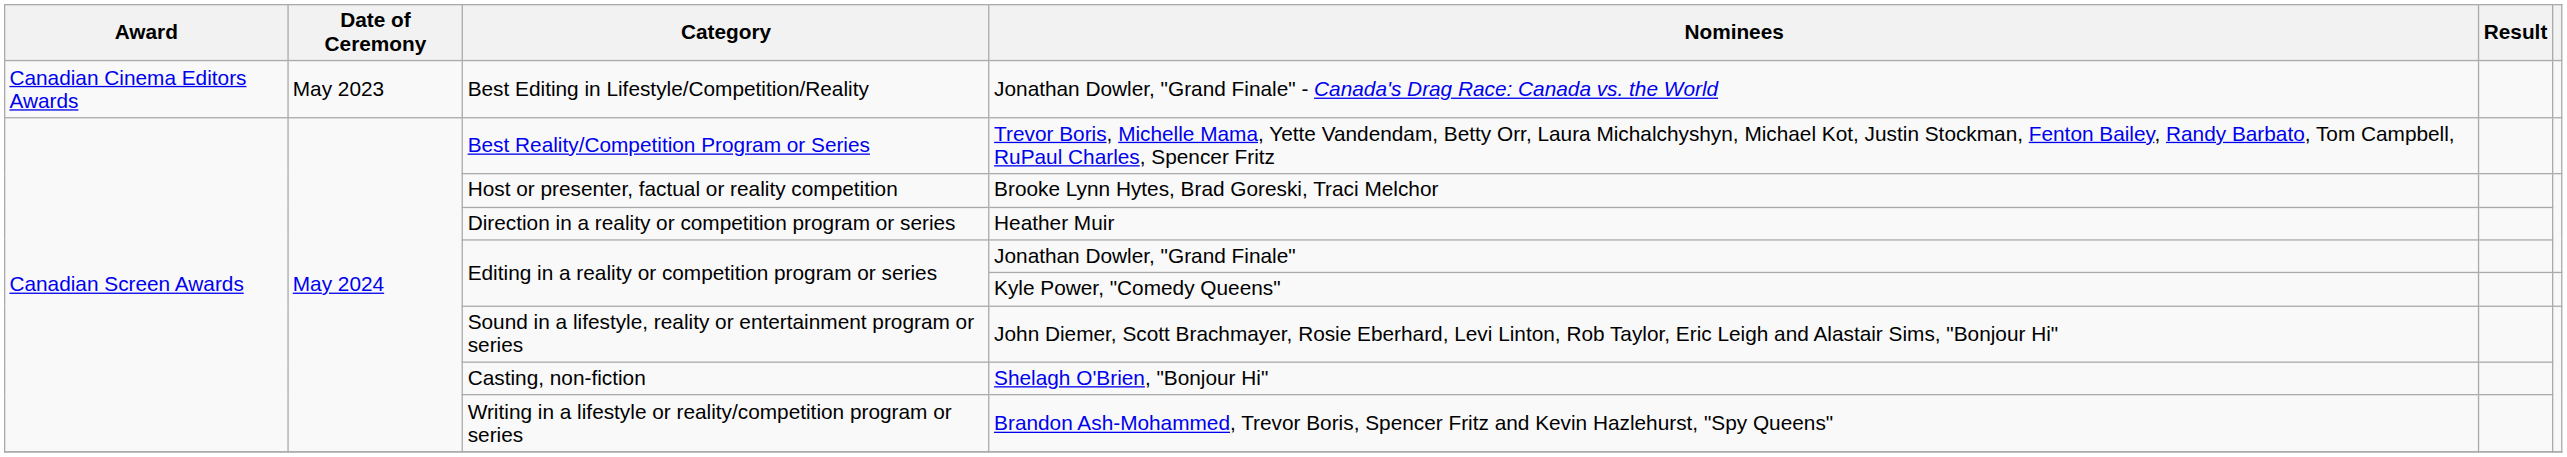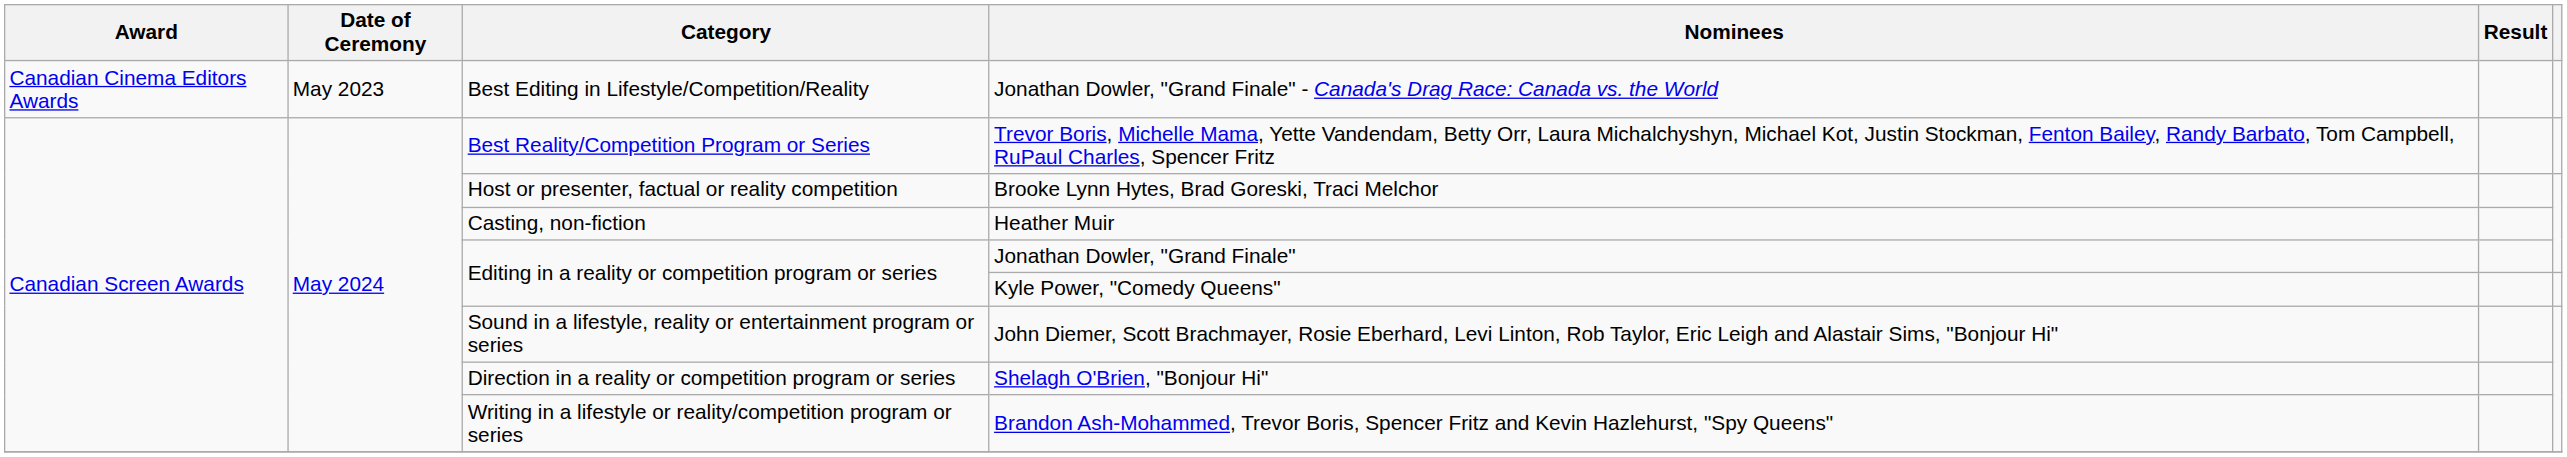(712, 223) Direction in a reality or competition program or series -> (557, 223) Casting, non-fiction
(557, 378) Casting, non-fiction -> (712, 378) Direction in a reality or competition program or series
